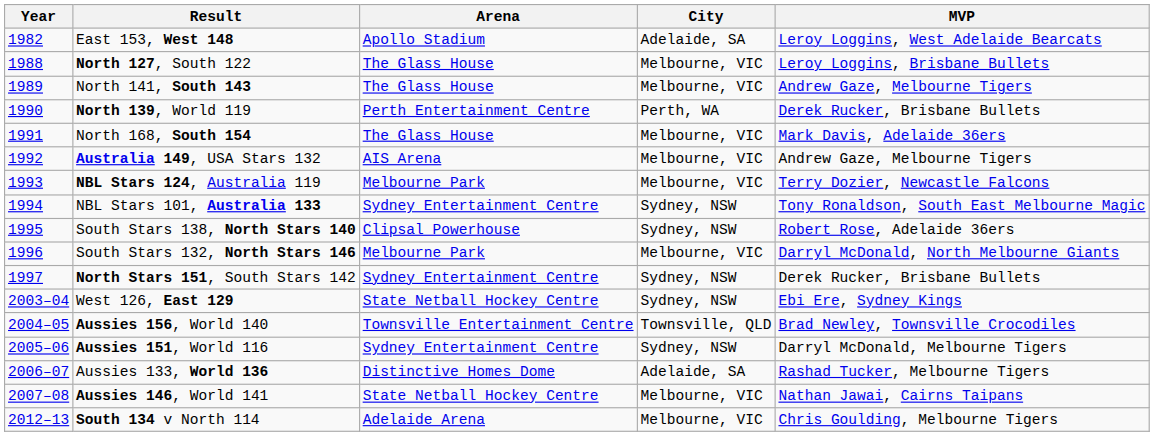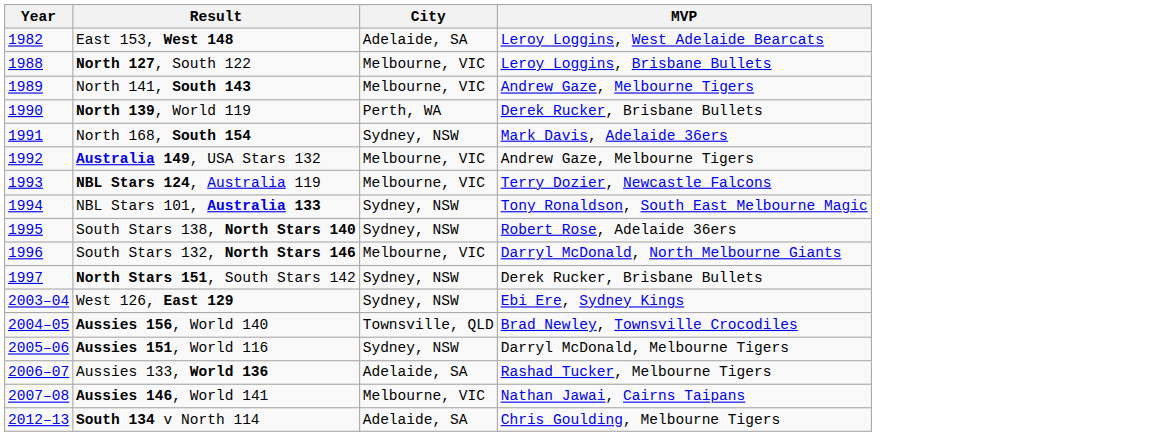- column: (498, 16)
(702, 135) Melbourne, VIC -> (411, 135) Sydney, NSW
(702, 420) Melbourne, VIC -> (415, 420) Adelaide, SA
